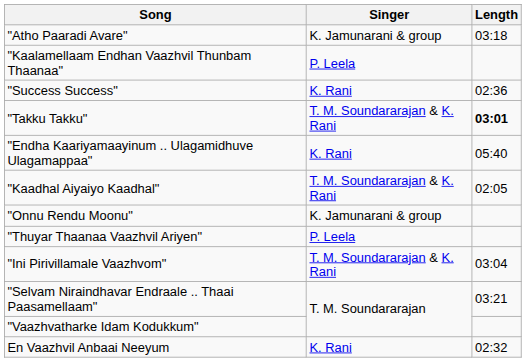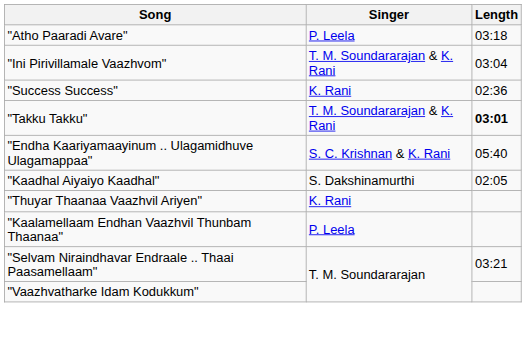(376, 35) K. Jamunarani & group -> (332, 35) P. Leela
rows swapped: (87, 264) <-> (129, 63)
(331, 153) K. Rani -> (380, 153) S. C. Krishnan & K. Rani
(382, 188) T. M. Soundararajan & K. Rani -> (362, 181) S. Dakshinamurthi
- row: (70, 216)
(332, 236) P. Leela -> (330, 201) K. Rani
- row: (88, 347)
